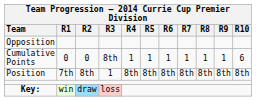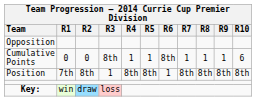(168, 57) 1 -> (168, 57) 8th
(168, 73) 8th -> (168, 73) 1
